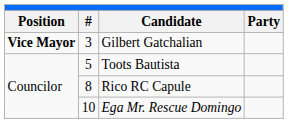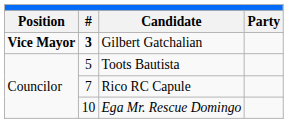(88, 43) normal -> (88, 43) bold
(88, 86) 8 -> (88, 86) 7
